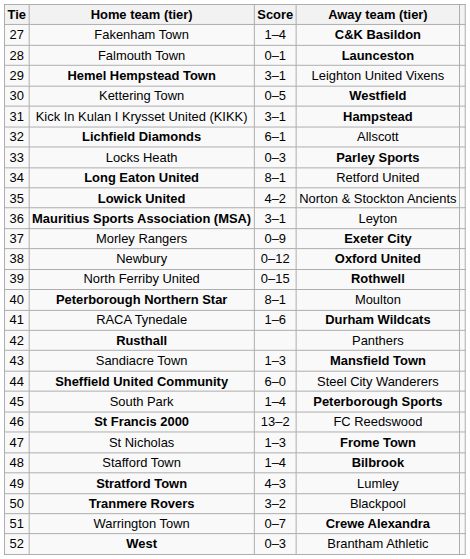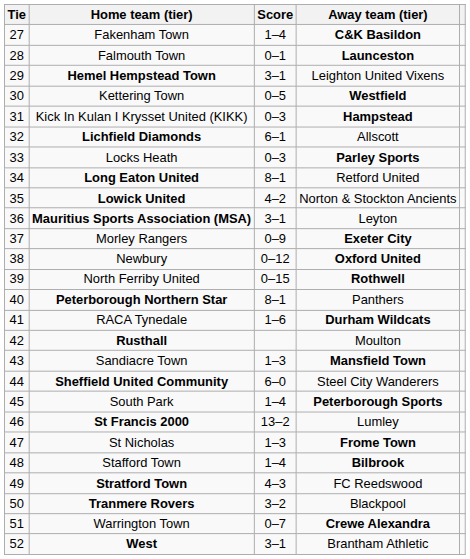(275, 116) 3–1 -> (275, 116) 0–3
(378, 299) Moulton -> (378, 299) Panthers
(378, 340) Panthers -> (378, 340) Moulton
(378, 422) FC Reedswood -> (378, 422) Lumley
(378, 483) Lumley -> (378, 483) FC Reedswood
(275, 544) 0–3 -> (275, 544) 3–1
